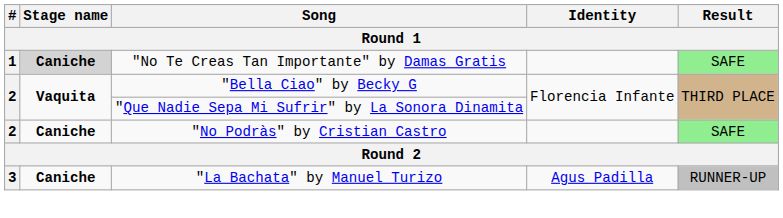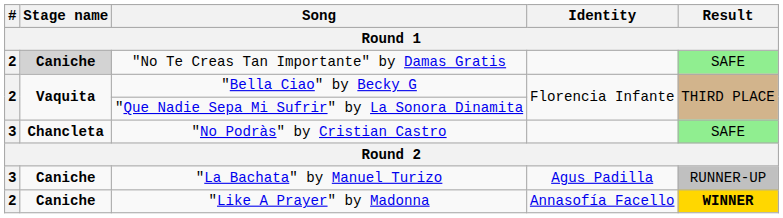(12, 62) 1 -> (12, 62) 2
(12, 132) 2 -> (12, 132) 3
(66, 132) Caniche -> (66, 132) Chancleta
+ row: (319, 201)
